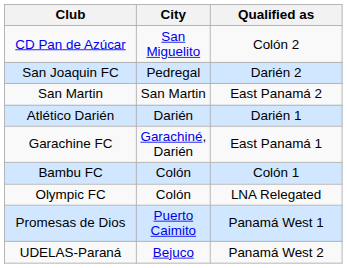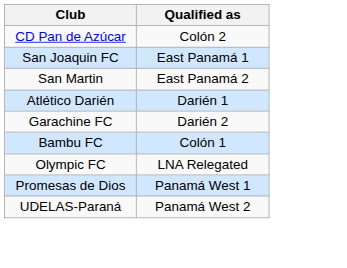- column: (173, 15)
(276, 72) Darién 2 -> (203, 57) East Panamá 1
(276, 144) East Panamá 1 -> (203, 121) Darién 2
